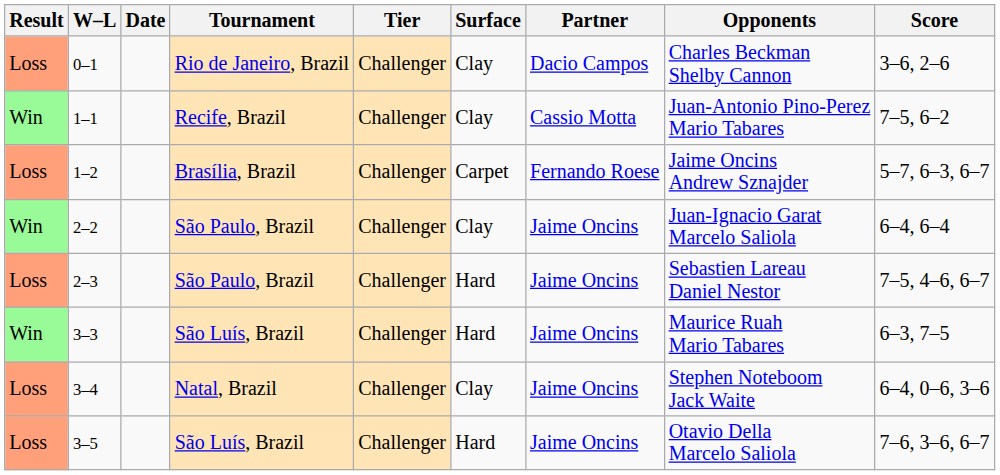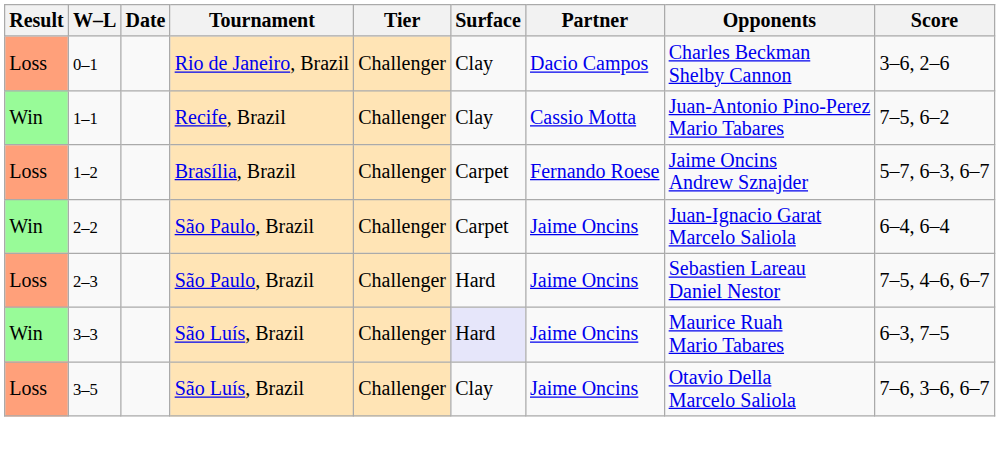(474, 225) Clay -> (482, 225) Carpet
(475, 334) no background -> (475, 334) lavender background
- row: (85, 389)
(475, 442) Hard -> (474, 388) Clay
